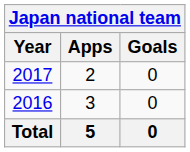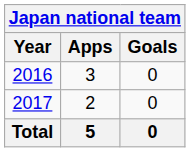rows swapped: (32, 103) <-> (32, 75)
